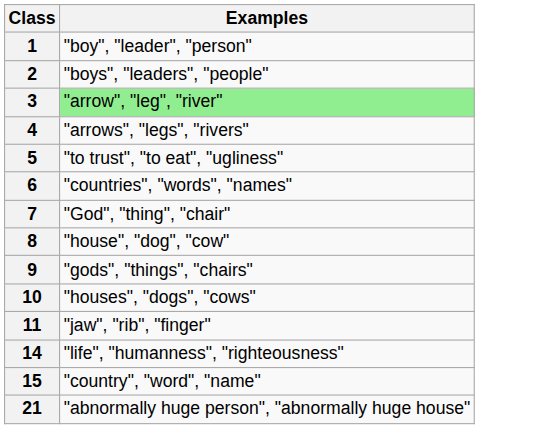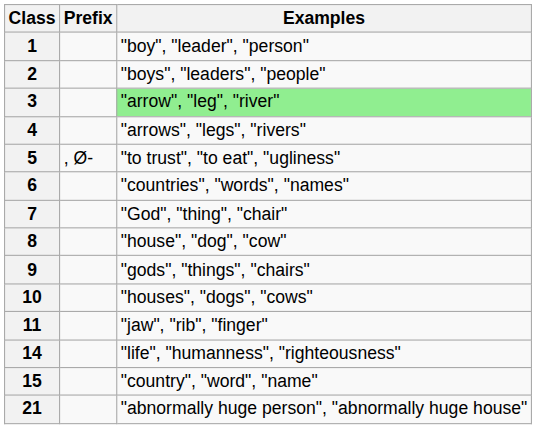+ column: (88, 18)
